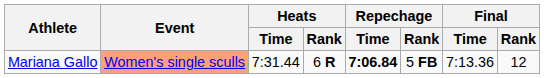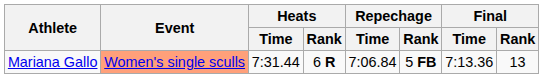(373, 62) bold -> (373, 62) normal
(518, 62) 12 -> (518, 62) 13
